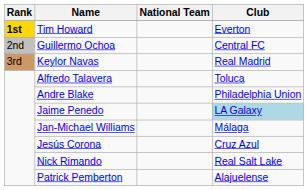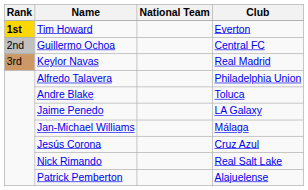(230, 78) Toluca -> (258, 78) Philadelphia Union
(258, 95) Philadelphia Union -> (230, 95) Toluca
(238, 111) lightblue background -> (238, 111) no background
